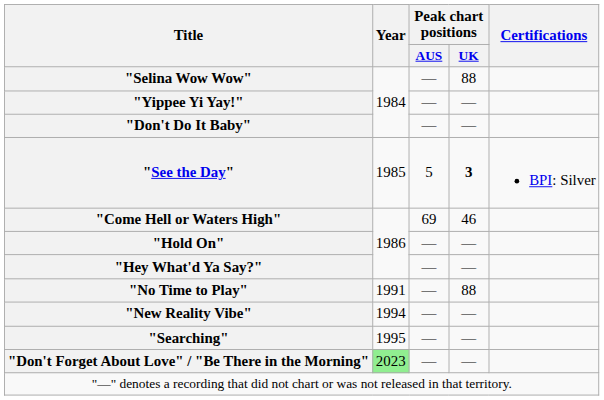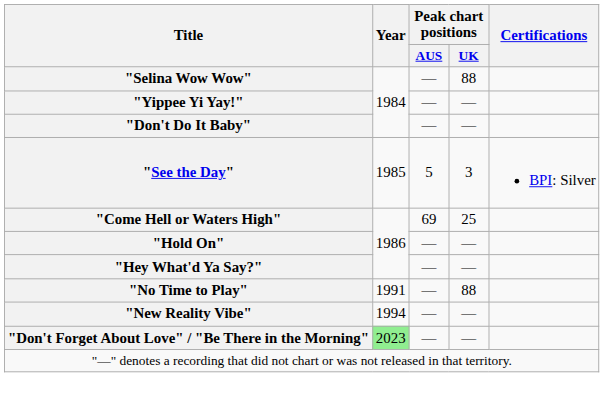(469, 172) bold -> (469, 172) normal
(469, 219) 46 -> (469, 219) 25
- row: (188, 337)
